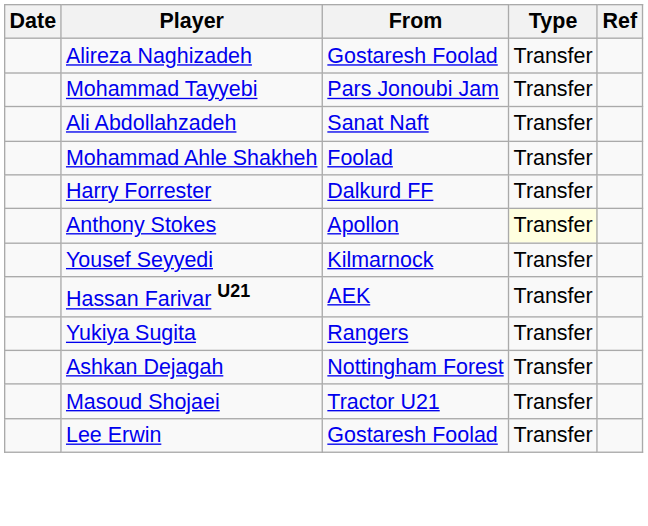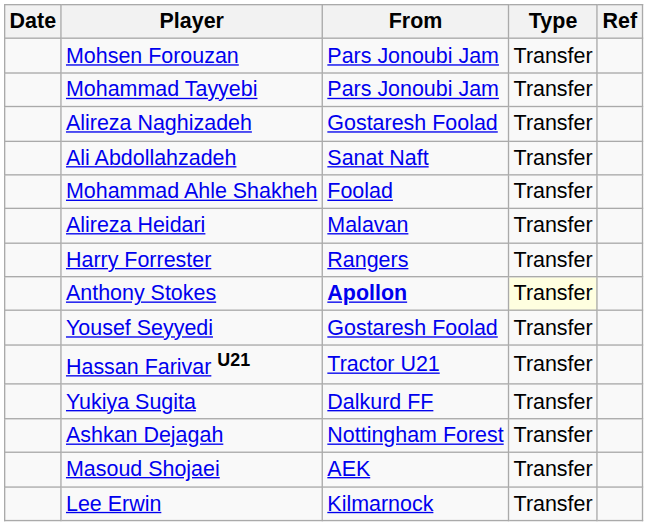+ row: (152, 55)
rows swapped: (162, 89) <-> (159, 55)
+ row: (136, 225)
(380, 191) Dalkurd FF -> (368, 259) Rangers
(363, 225) normal -> (367, 293) bold
(380, 259) Kilmarnock -> (413, 327) Gostaresh Foolad
(349, 296) AEK -> (384, 364) Tractor U21
(368, 333) Rangers -> (380, 401) Dalkurd FF
(384, 401) Tractor U21 -> (349, 469) AEK
(413, 435) Gostaresh Foolad -> (380, 503) Kilmarnock
